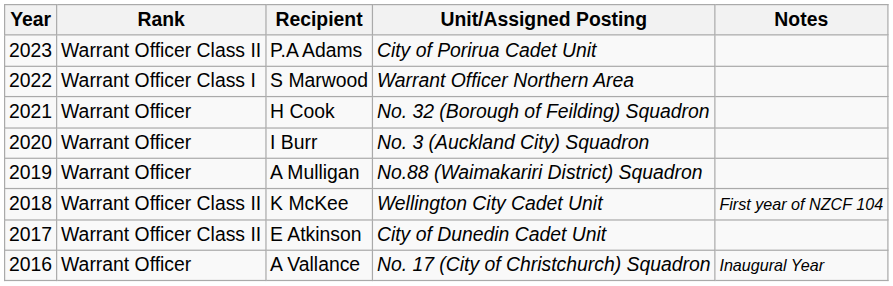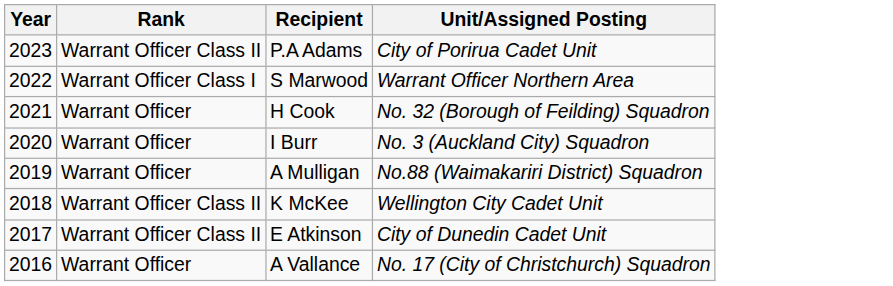- column: (801, 19)
